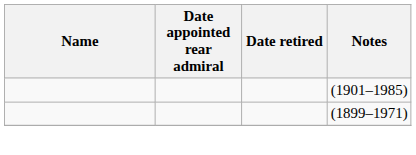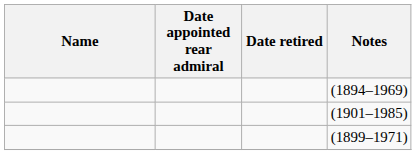+ row: (369, 90)
